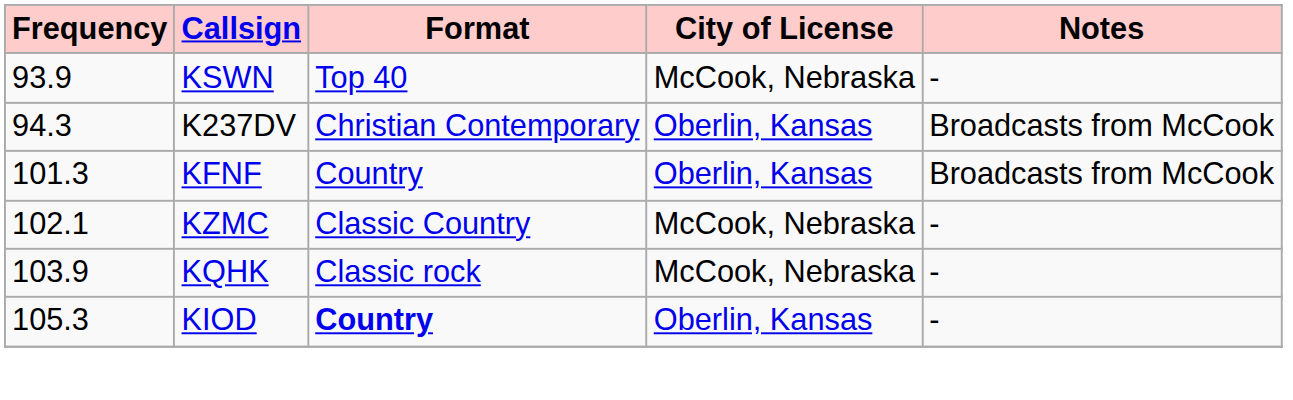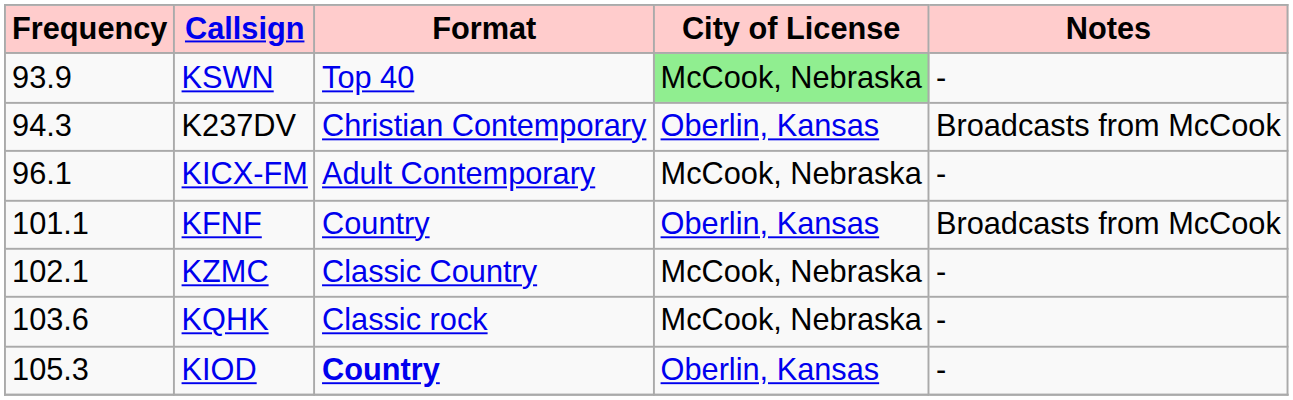(784, 77) no background -> (791, 77) lightgreen background
+ row: (245, 175)
(50, 175) 101.3 -> (50, 223) 101.1
(50, 272) 103.9 -> (50, 321) 103.6
